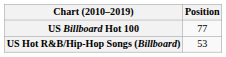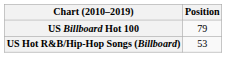(202, 28) 77 -> (202, 28) 79
